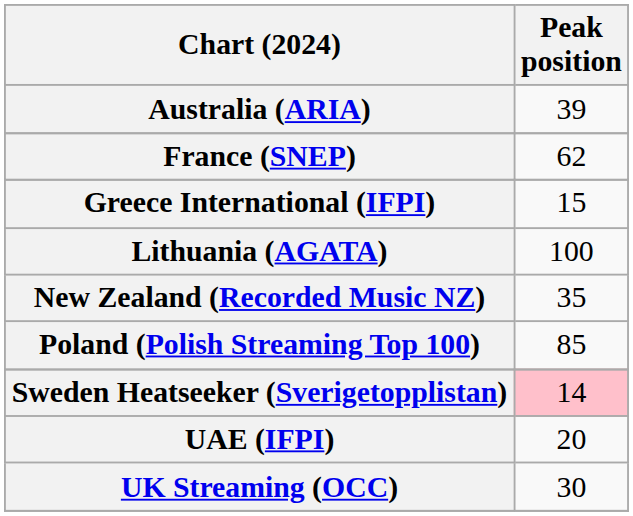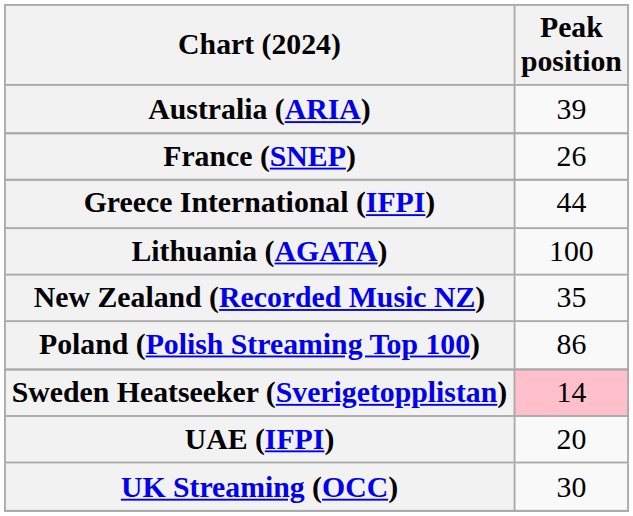(571, 155) 62 -> (571, 155) 26
(571, 203) 15 -> (571, 203) 44
(571, 344) 85 -> (571, 344) 86
